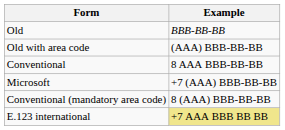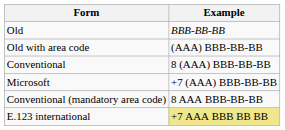(217, 64) 8 AAA BBB-BB-BB -> (221, 64) 8 (AAA) BBB-BB-BB
(221, 99) 8 (AAA) BBB-BB-BB -> (217, 99) 8 AAA BBB-BB-BB
